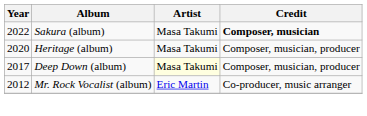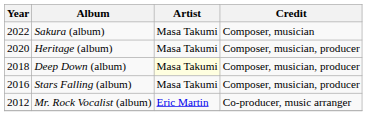(271, 31) bold -> (269, 31) normal
(18, 66) 2017 -> (18, 66) 2018
+ row: (83, 84)
